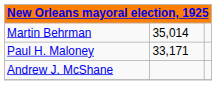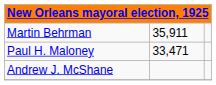(171, 32) 35,014 -> (170, 32) 35,911
(171, 51) 33,171 -> (171, 51) 33,471
